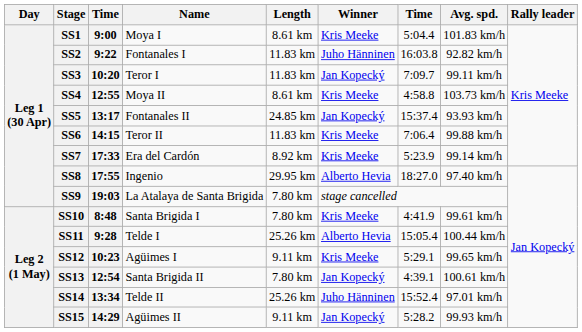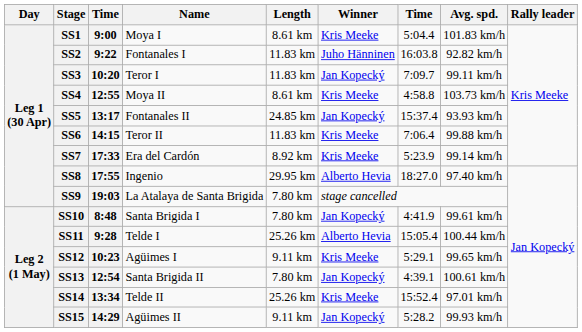(350, 216) Kris Meeke -> (353, 216) Jan Kopecký
(358, 297) Juho Hänninen -> (350, 297) Kris Meeke
